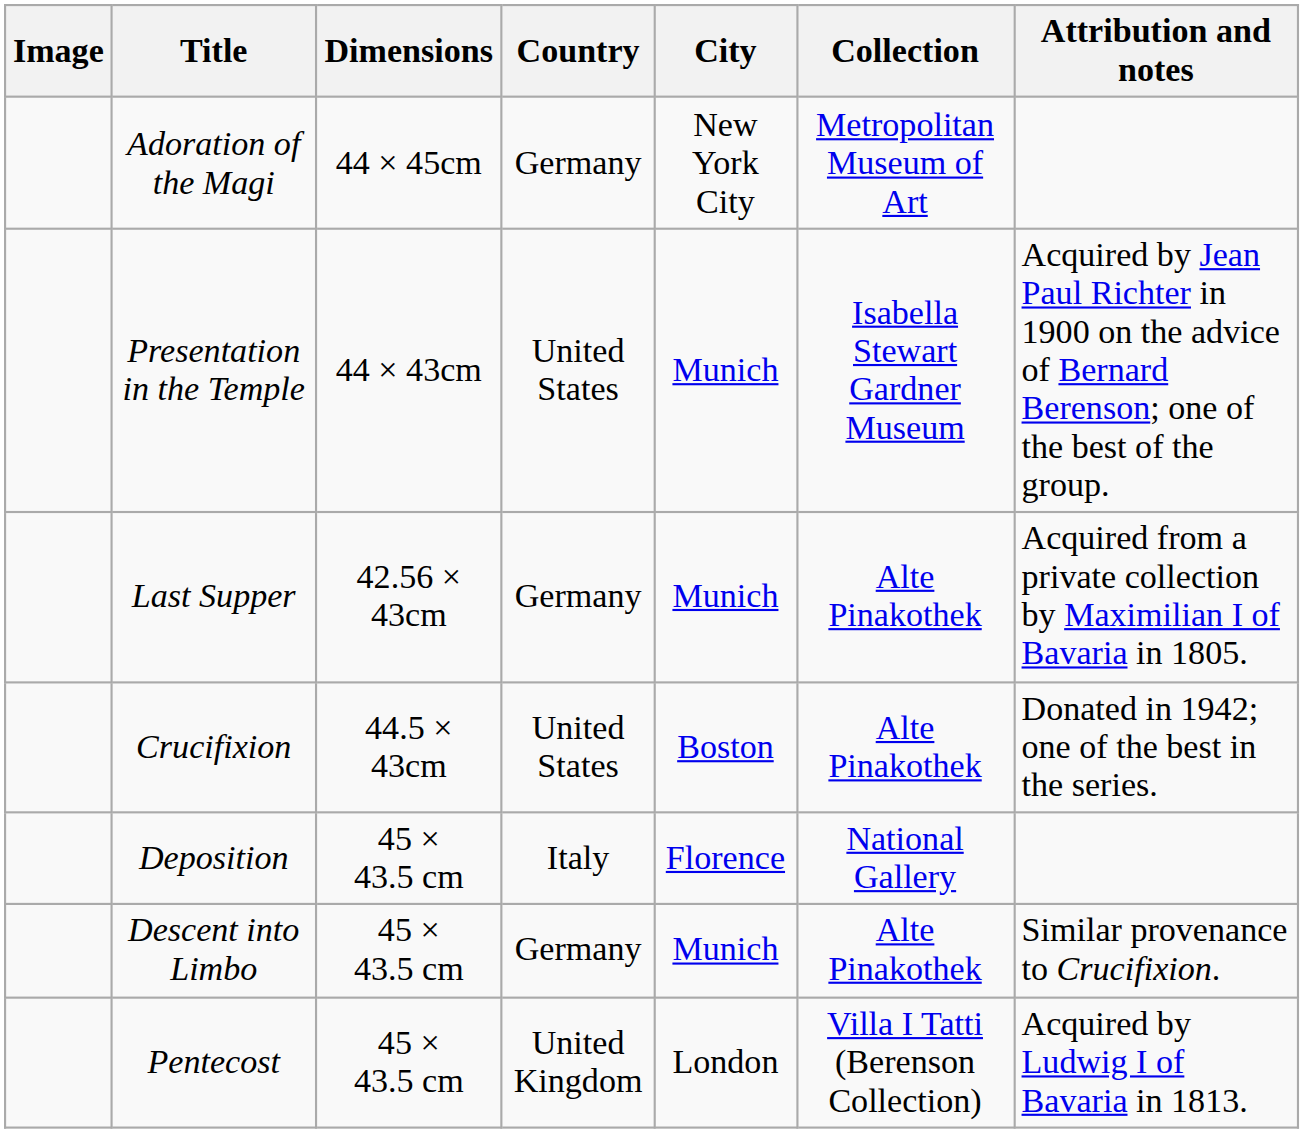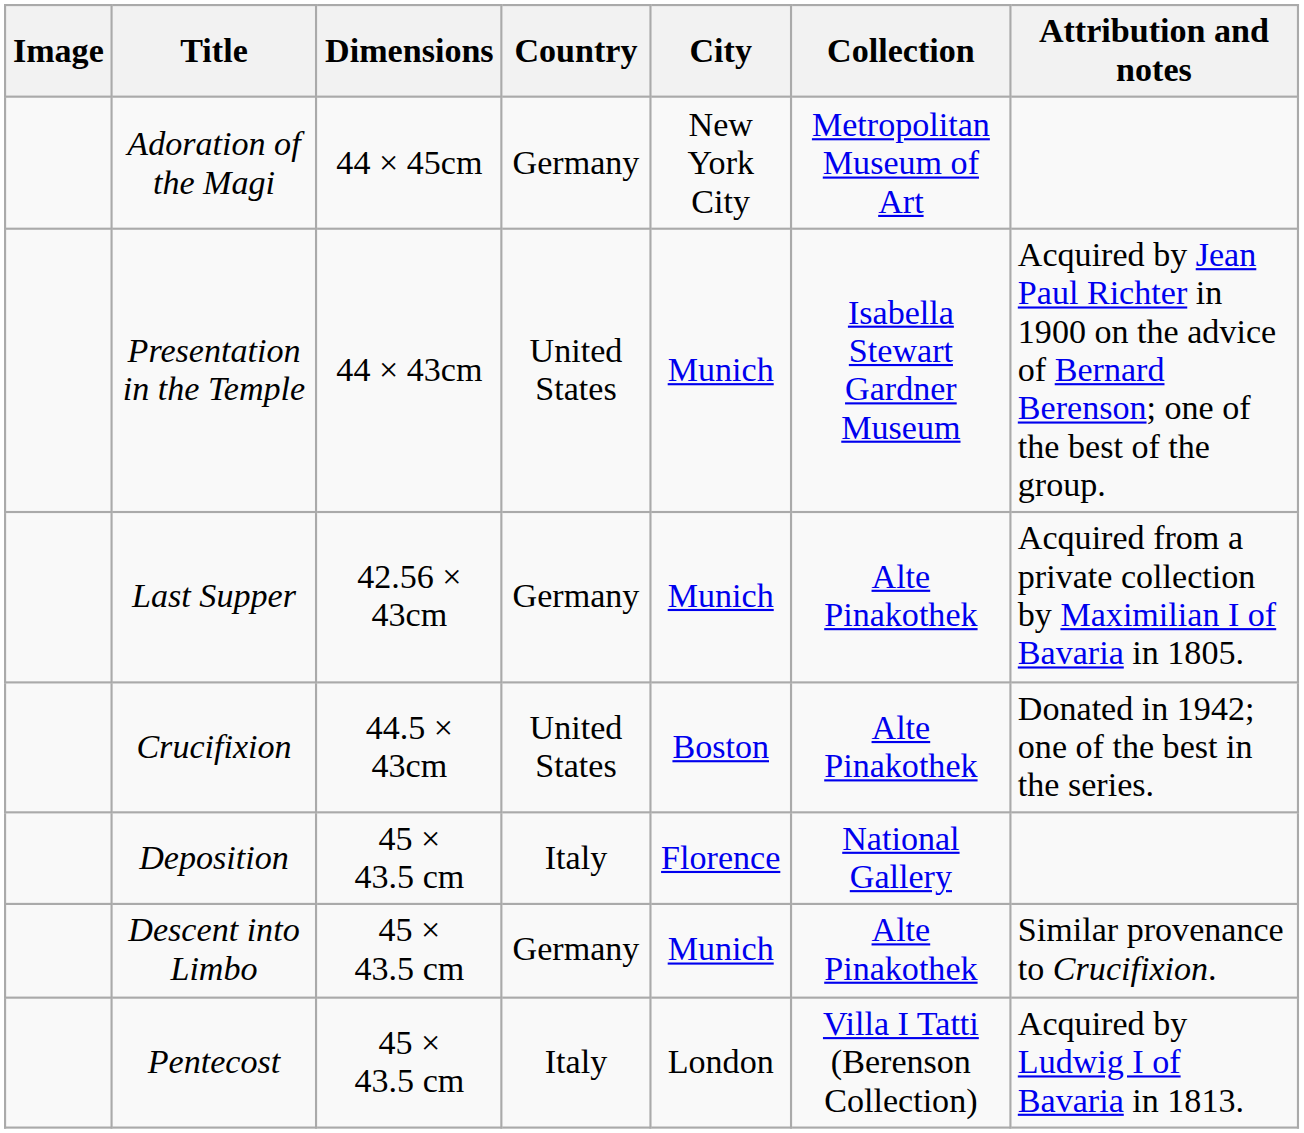(578, 1061) United Kingdom -> (576, 1061) Italy
